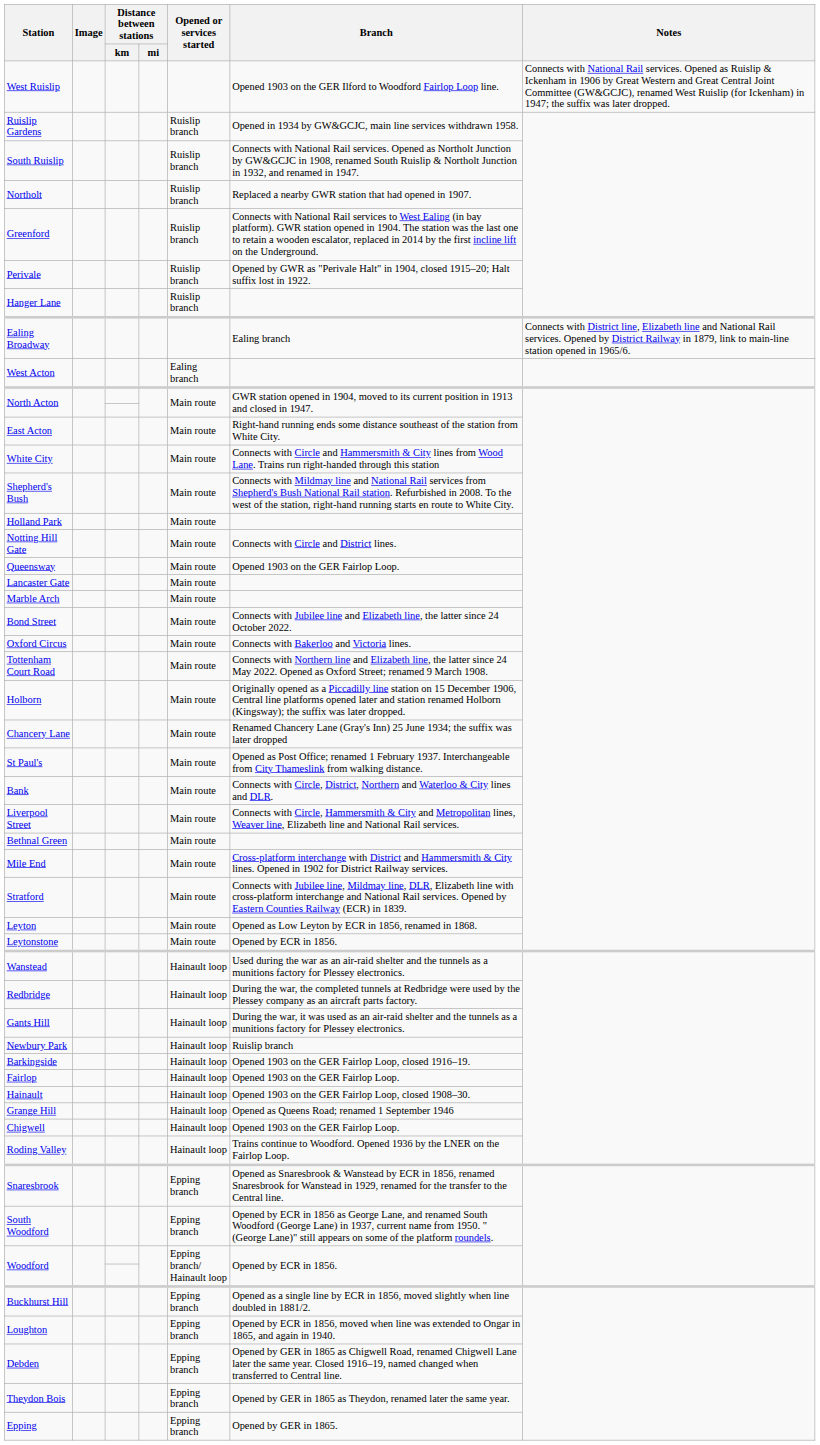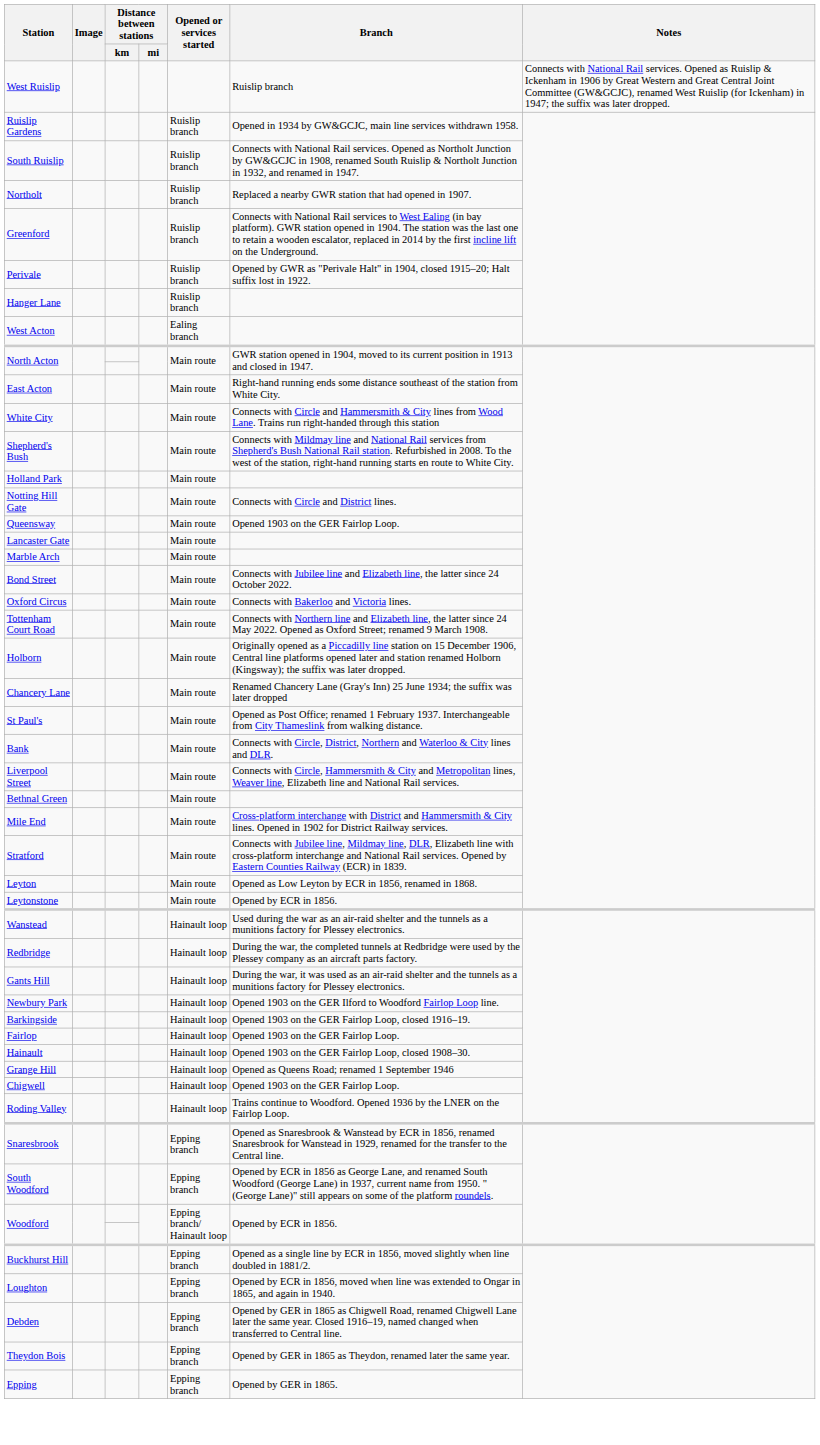(366, 86) Opened 1903 on the GER Ilford to Woodford Fairlop Loop line. -> (263, 86) Ruislip branch
- row: (28, 338)
(263, 1045) Ruislip branch -> (366, 1003) Opened 1903 on the GER Ilford to Woodford Fairlop Loop line.
